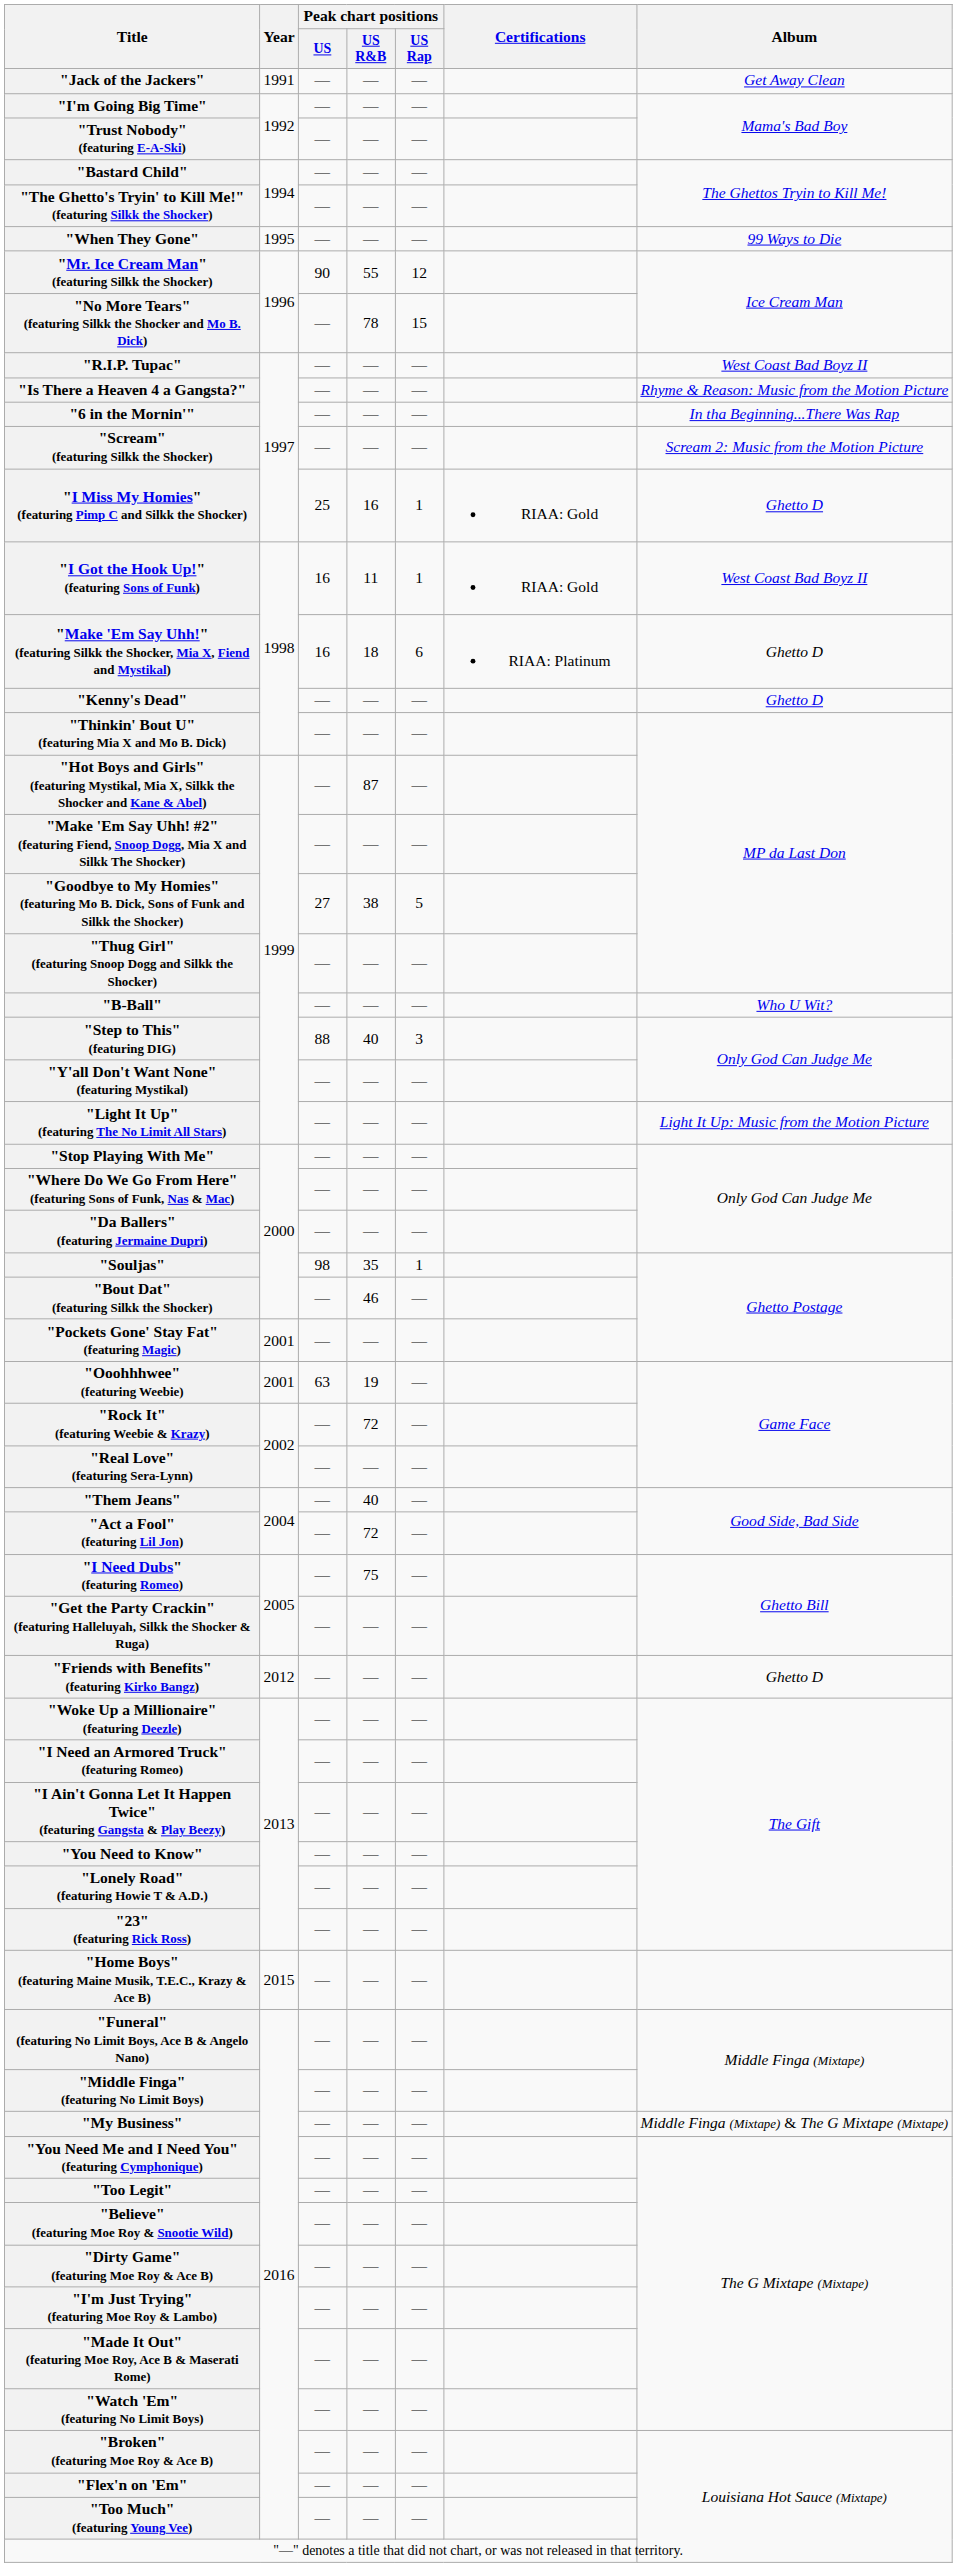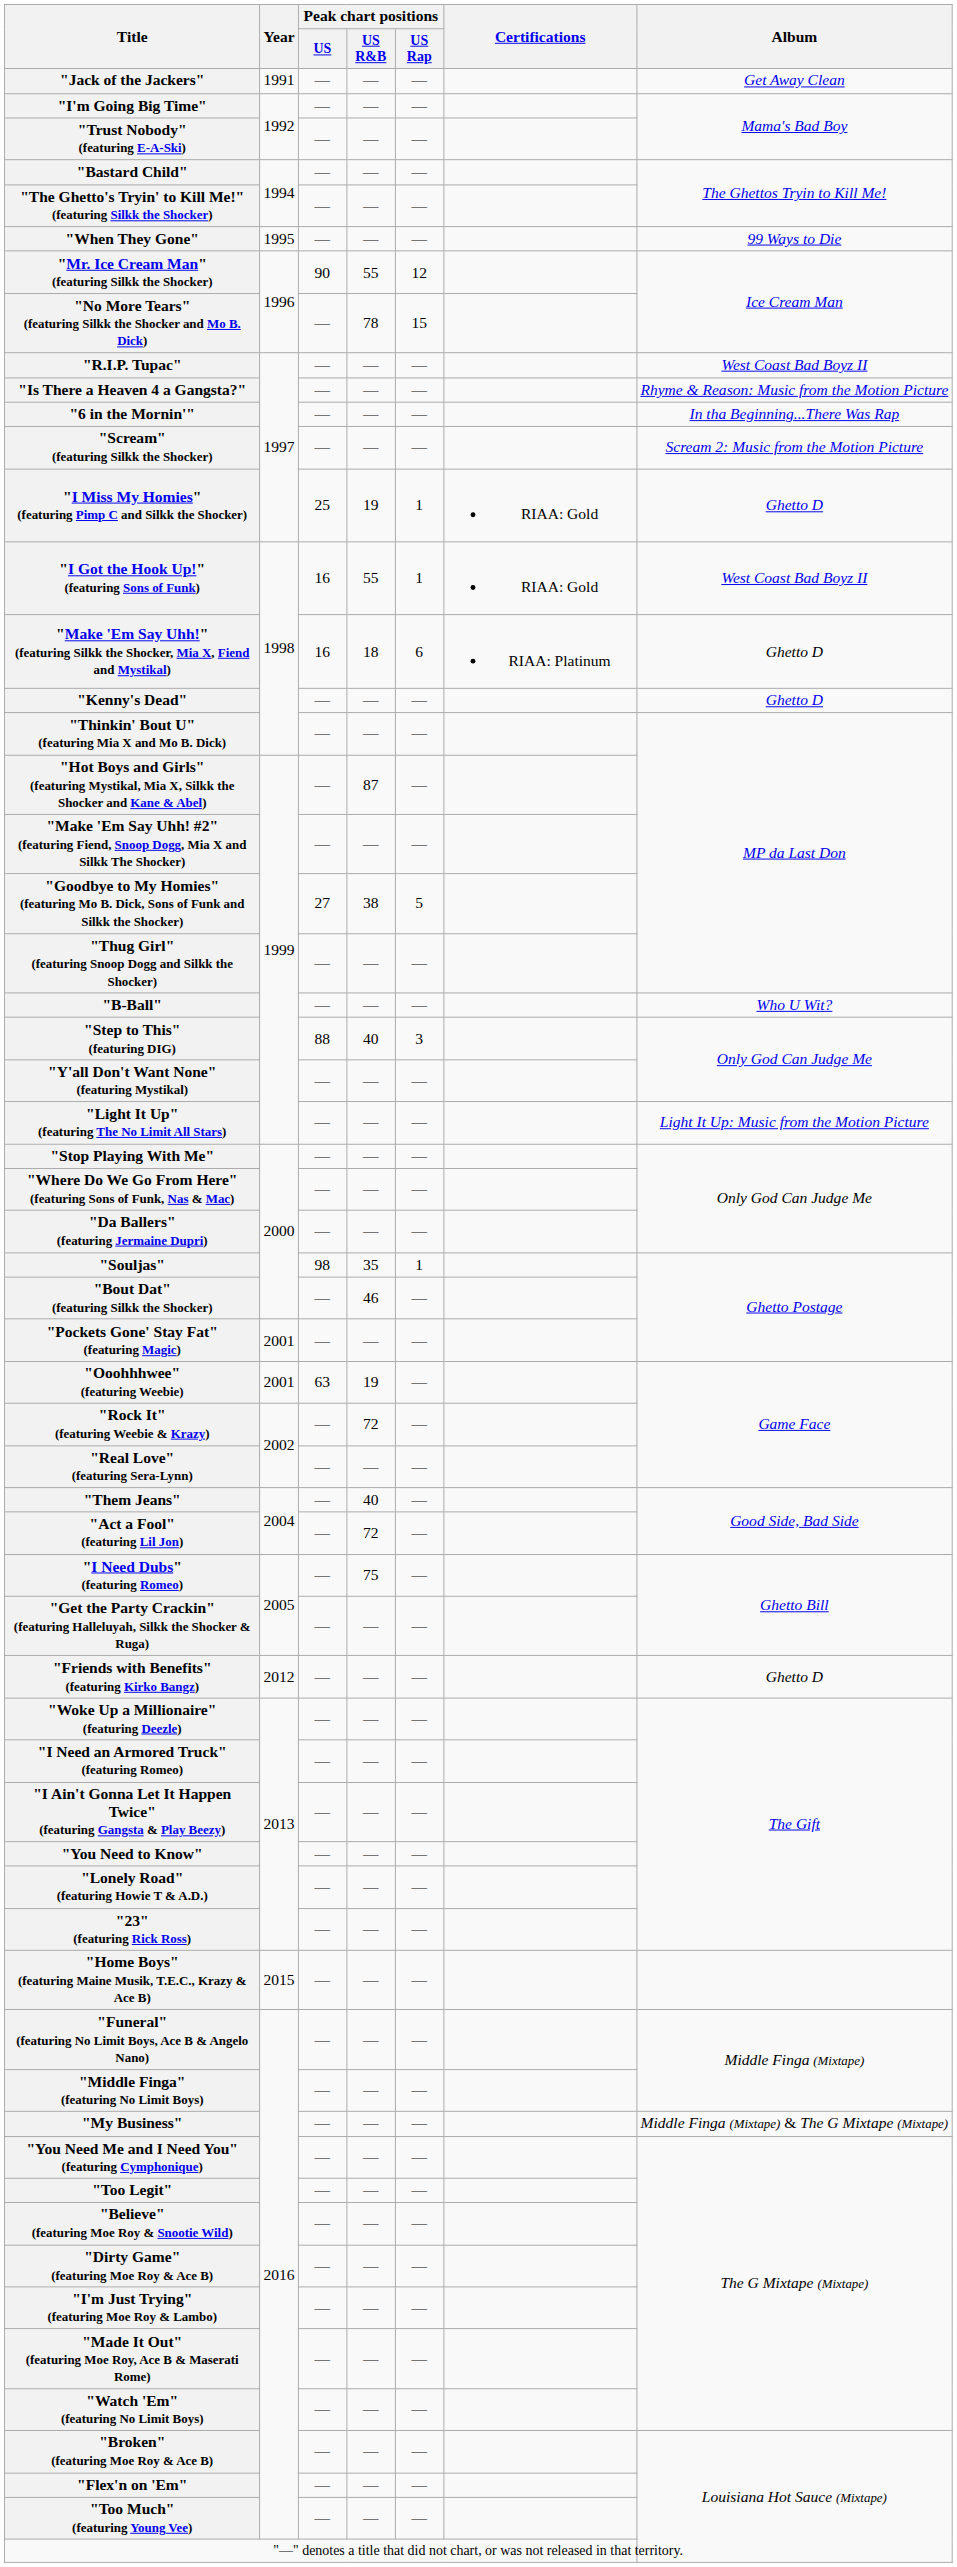(371, 505) 16 -> (371, 505) 19
(371, 578) 11 -> (371, 578) 55
